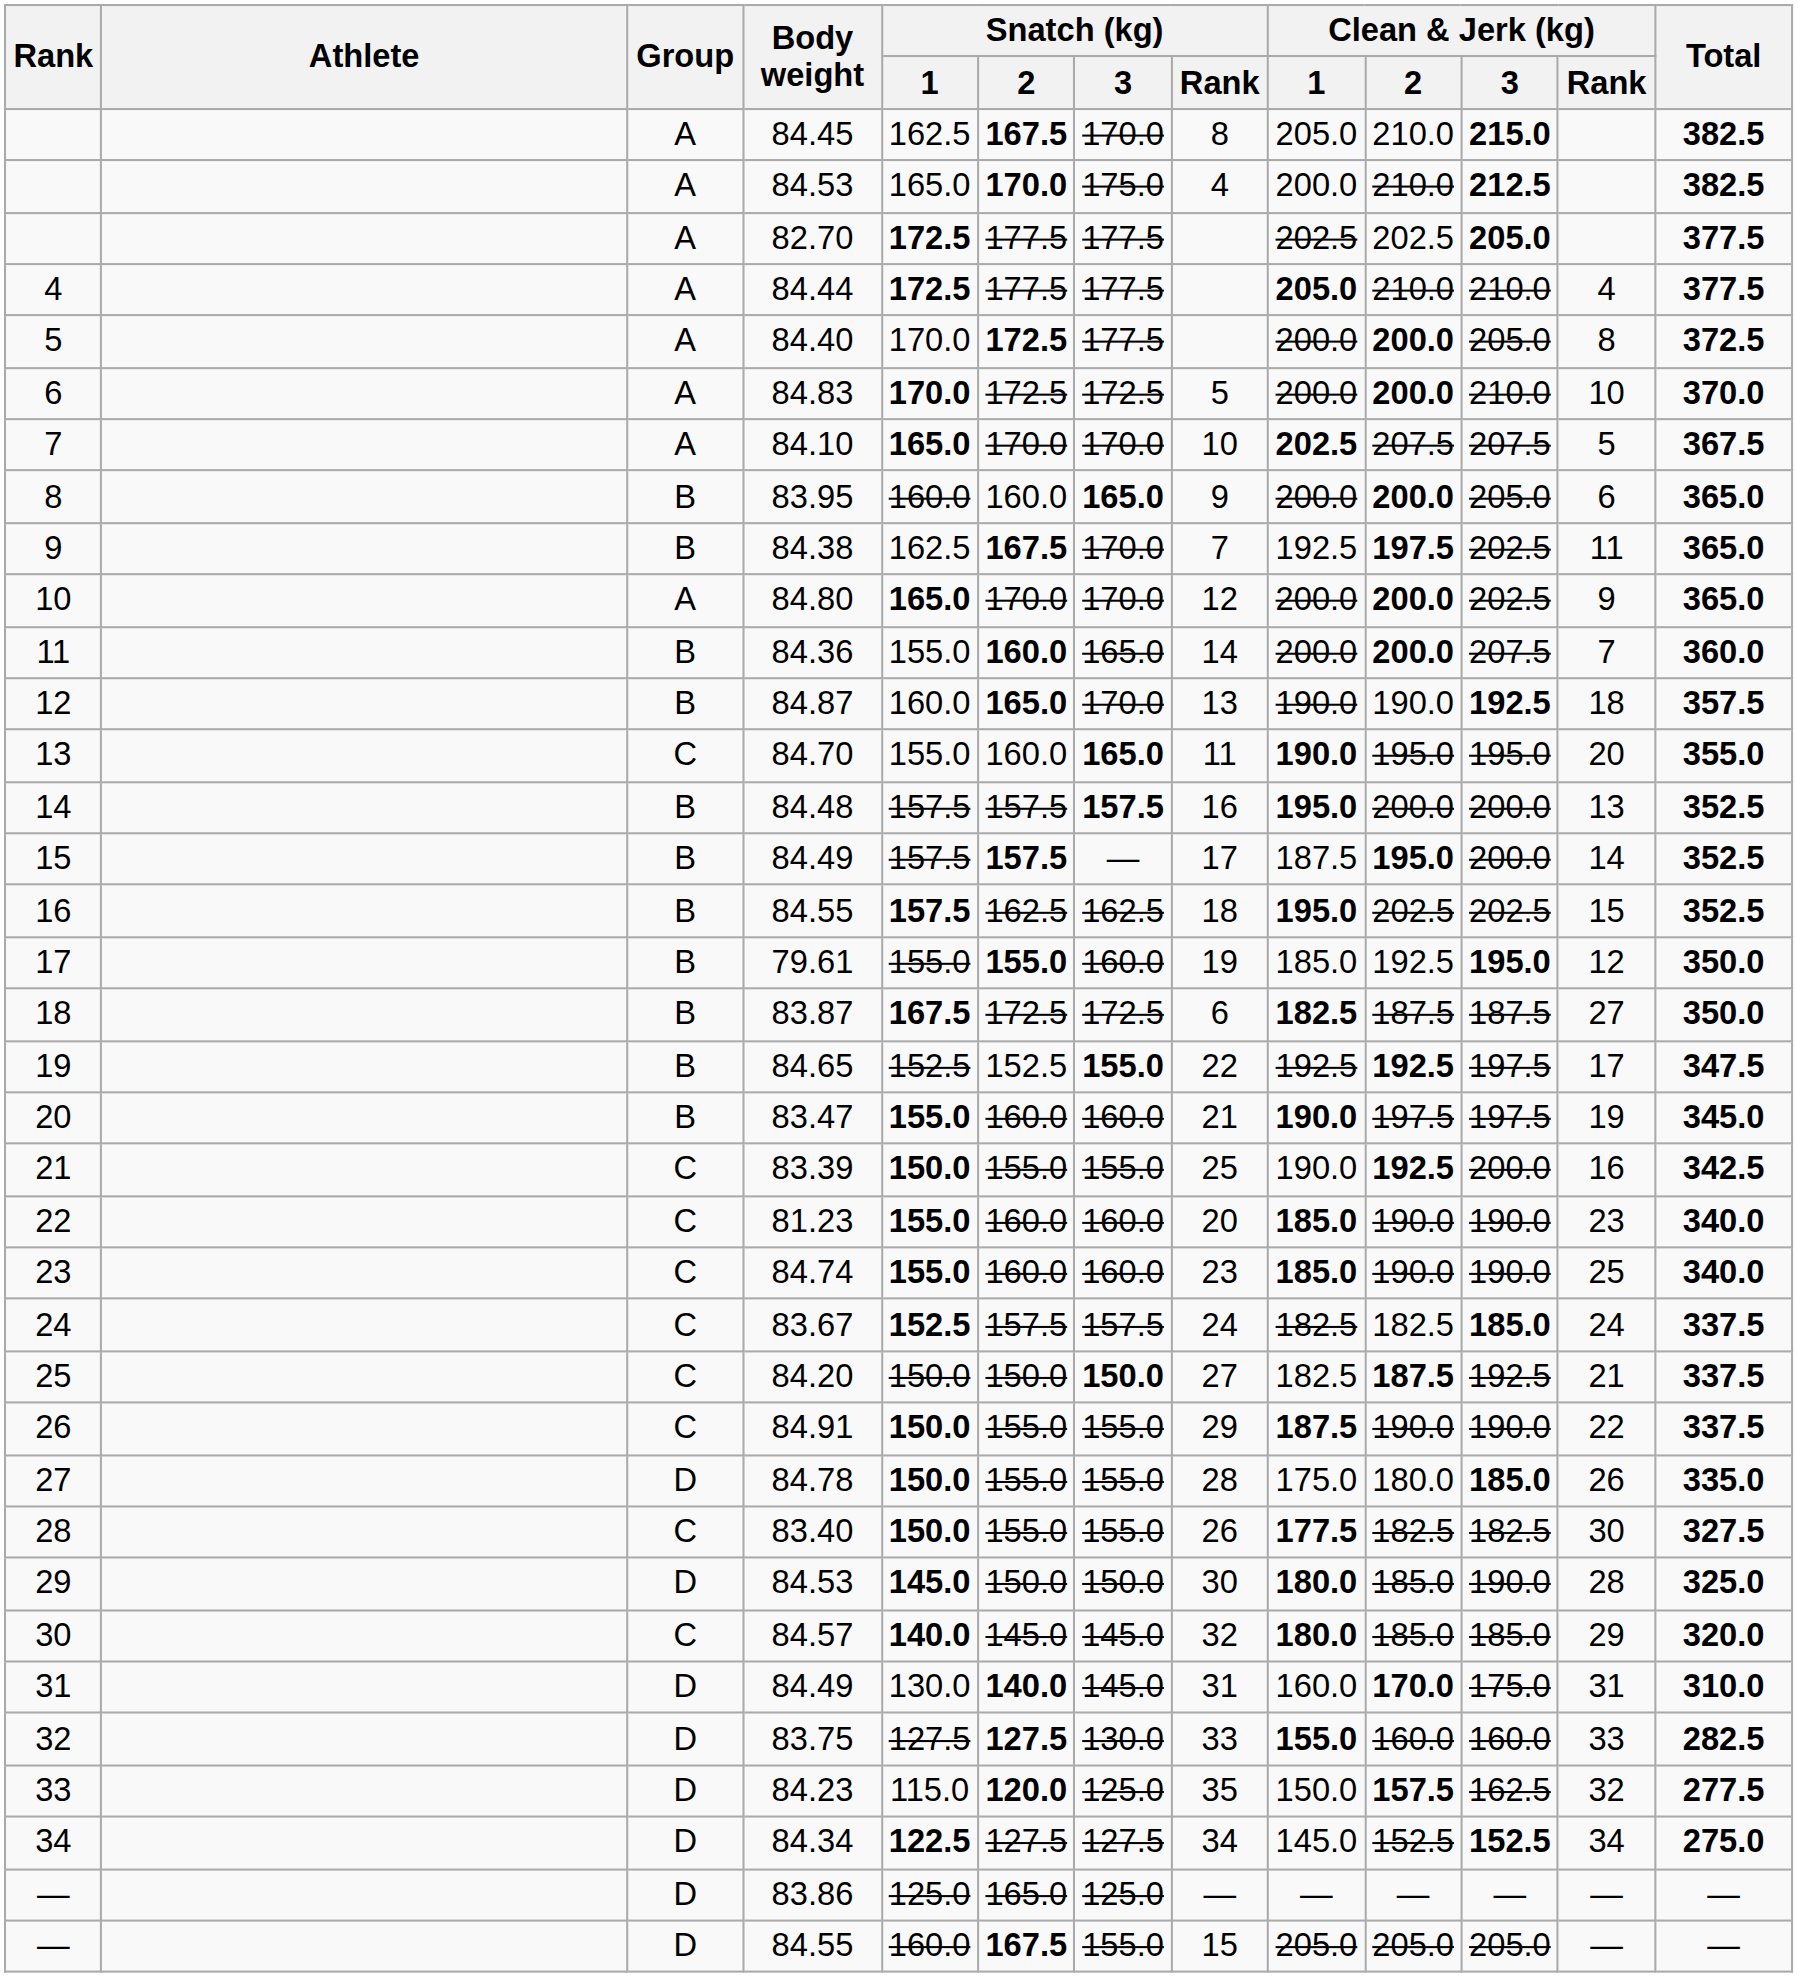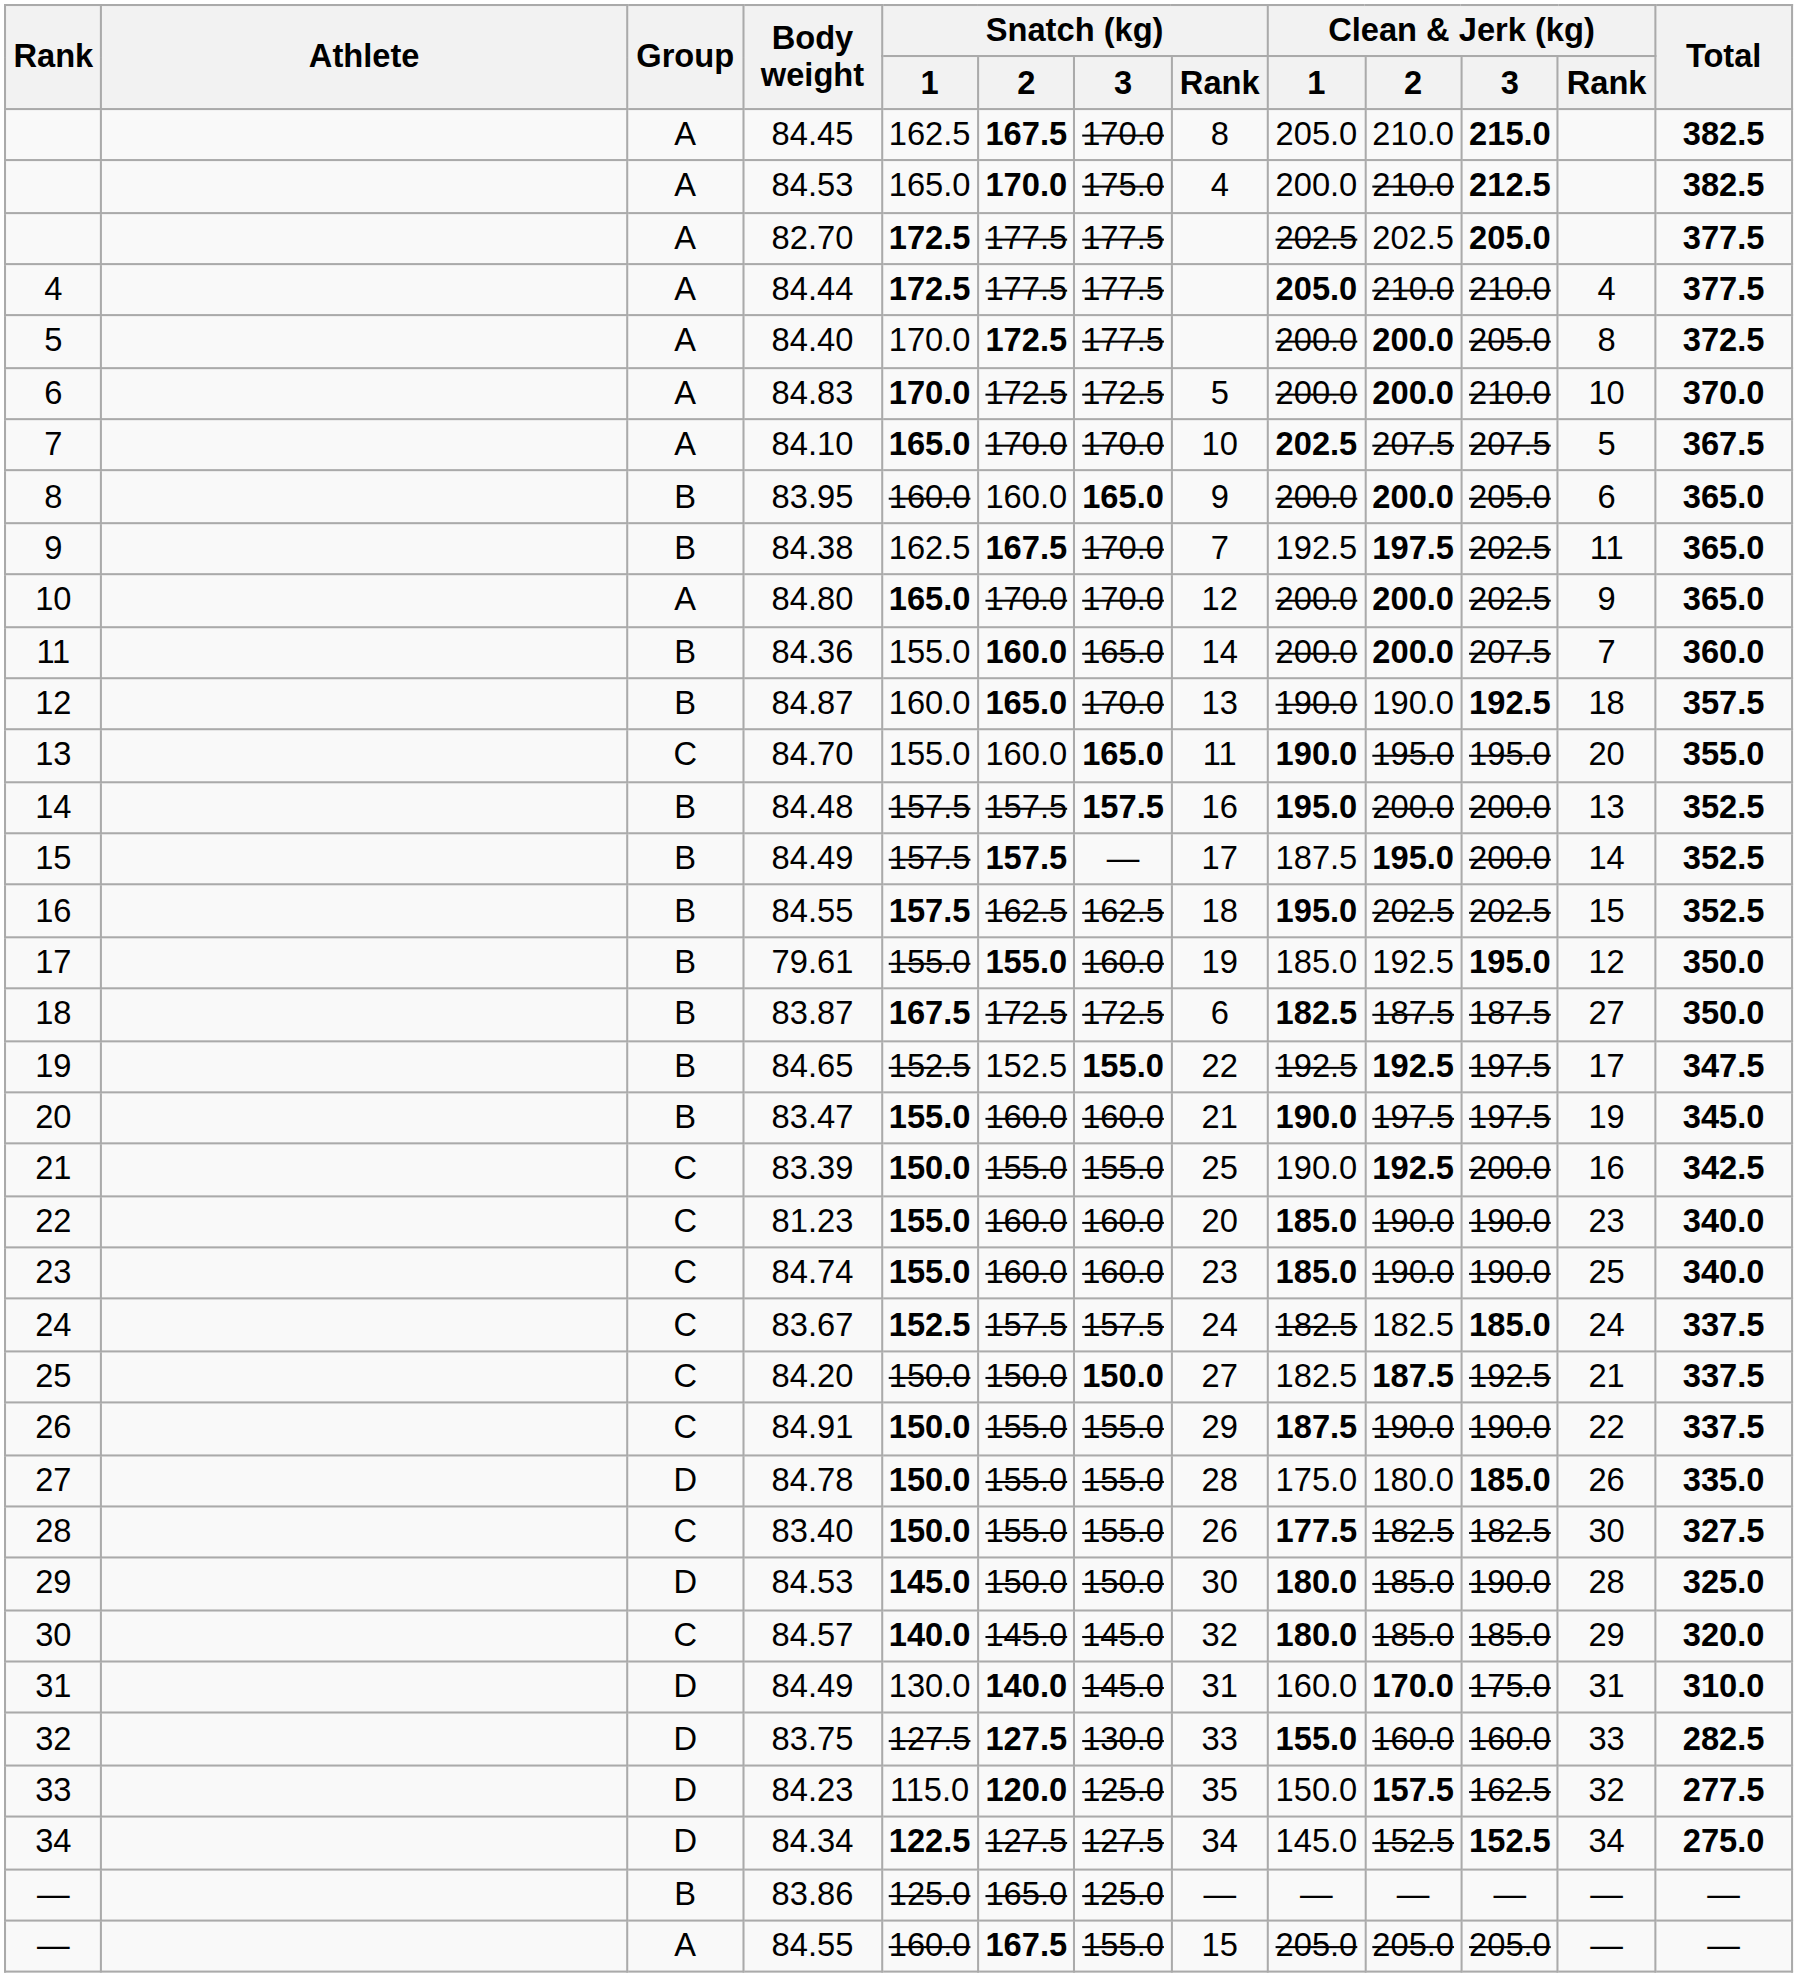(685, 1893) D -> (685, 1893) B
(685, 1945) D -> (685, 1945) A
